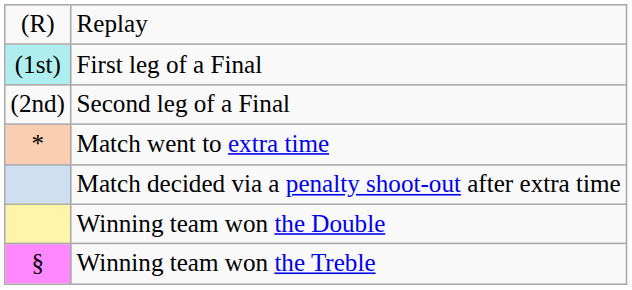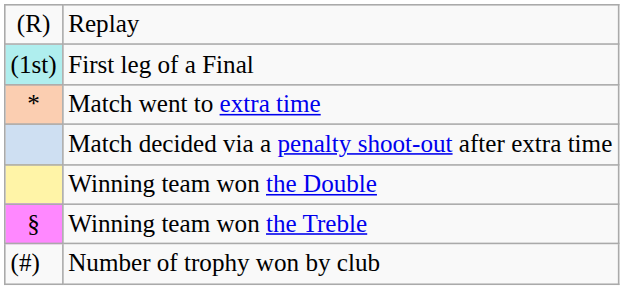- row: (183, 104)
+ row: (224, 263)
